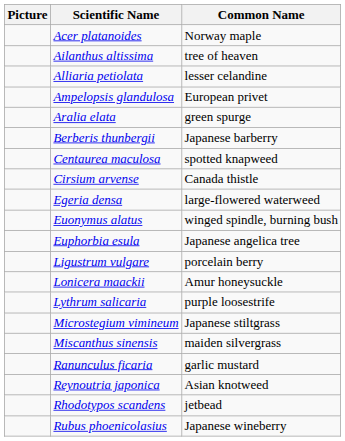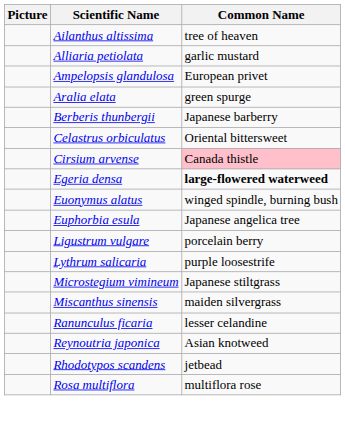- row: (98, 35)
(226, 76) lesser celandine -> (222, 55) garlic mustard
+ row: (109, 138)
- row: (107, 158)
(221, 179) no background -> (221, 158) pink background
(252, 199) normal -> (256, 179) bold
- row: (99, 281)
(222, 364) garlic mustard -> (226, 323) lesser celandine
+ row: (94, 384)
- row: (110, 425)
